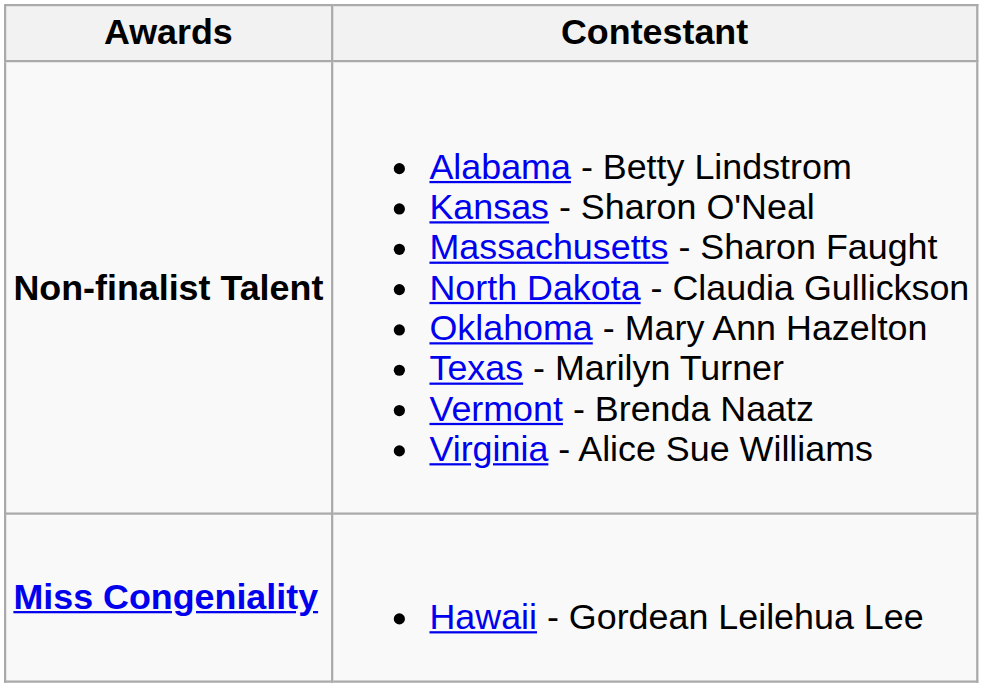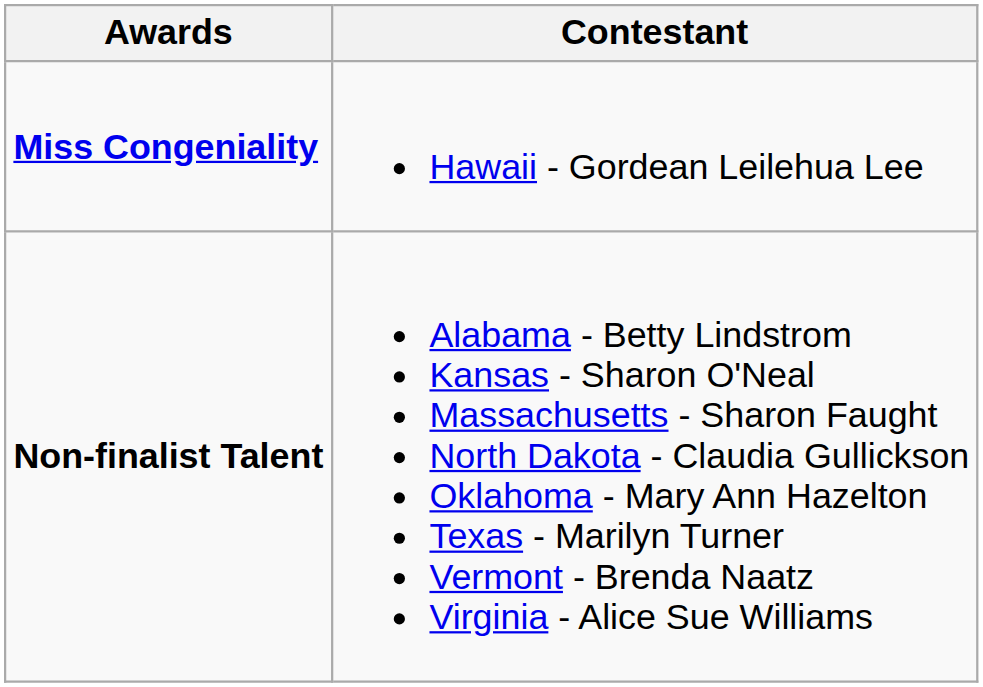rows swapped: (166, 596) <-> (168, 286)
